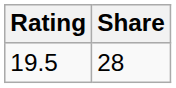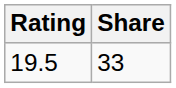(111, 62) 28 -> (111, 62) 33
